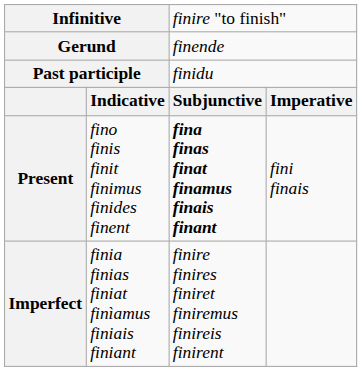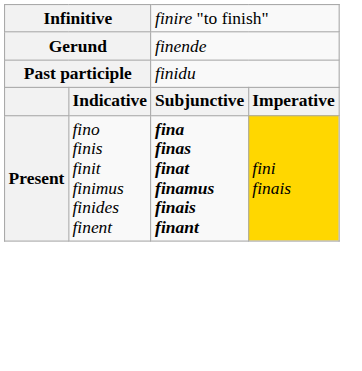(289, 178) no background -> (272, 178) gold background
- row: (45, 303)
